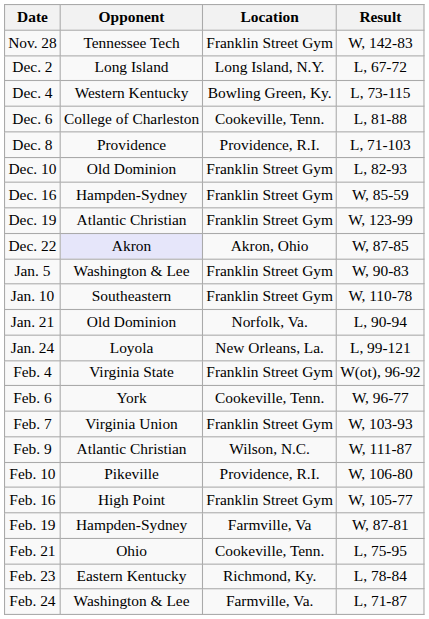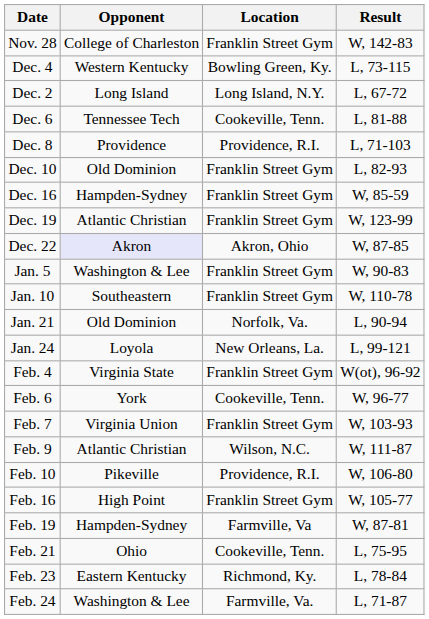(132, 43) Tennessee Tech -> (132, 43) College of Charleston
rows swapped: (32, 68) <-> (32, 93)
(132, 119) College of Charleston -> (132, 119) Tennessee Tech
